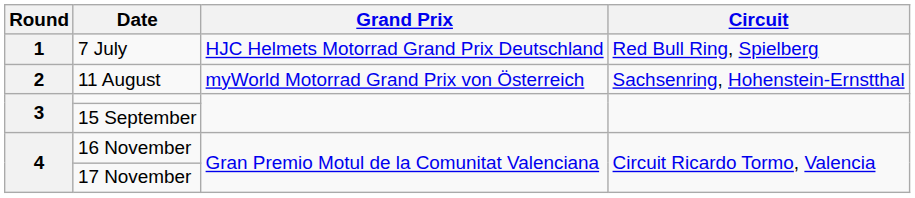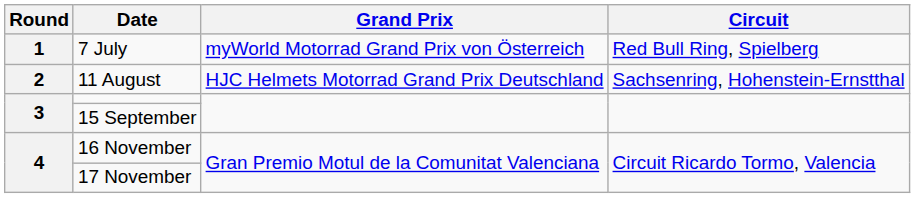(405, 49) HJC Helmets Motorrad Grand Prix Deutschland -> (395, 49) myWorld Motorrad Grand Prix von Österreich
(395, 79) myWorld Motorrad Grand Prix von Österreich -> (405, 79) HJC Helmets Motorrad Grand Prix Deutschland
